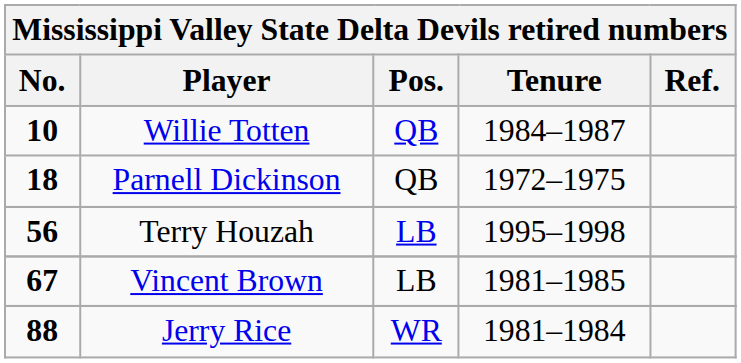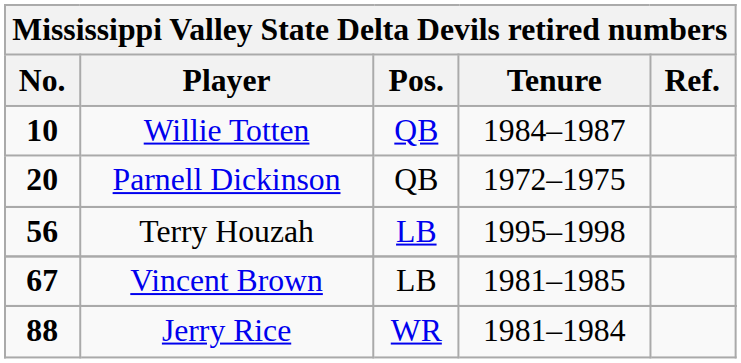(42, 180) 18 -> (42, 180) 20
